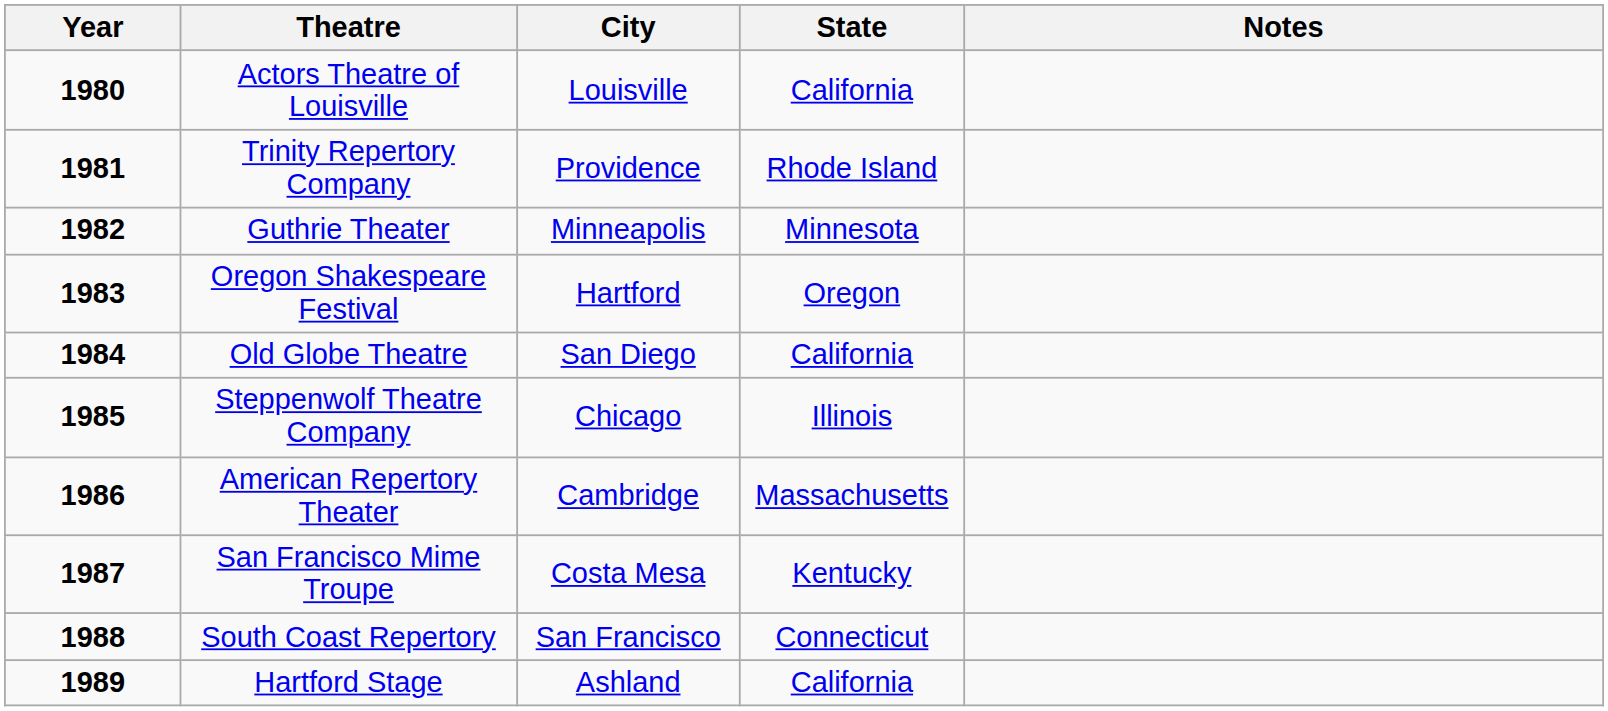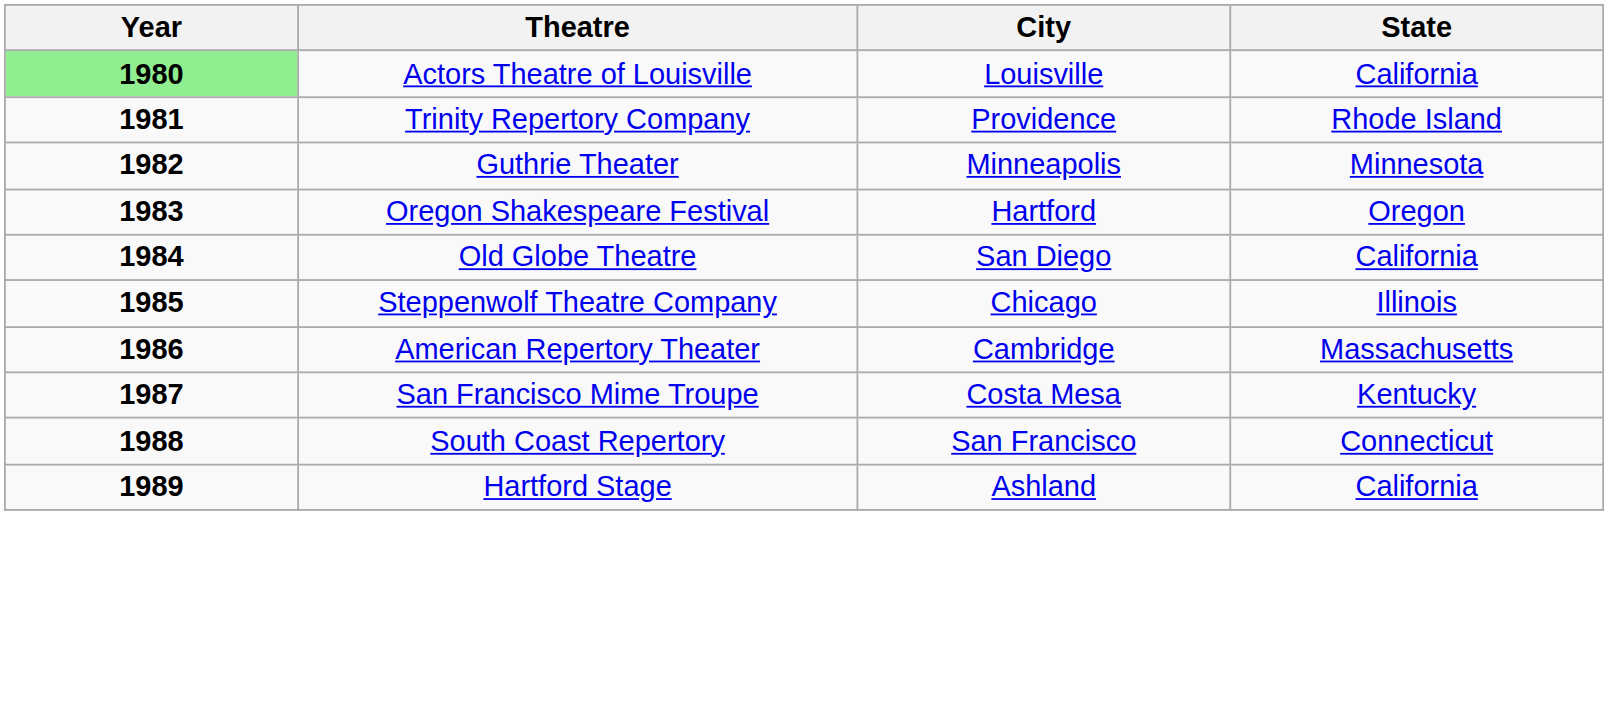- column: (1283, 27)
(93, 89) no background -> (151, 73) lightgreen background
